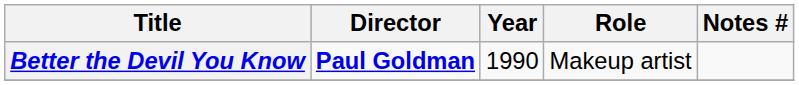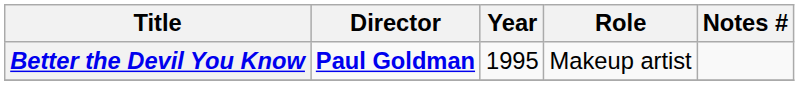(512, 60) 1990 -> (512, 60) 1995
